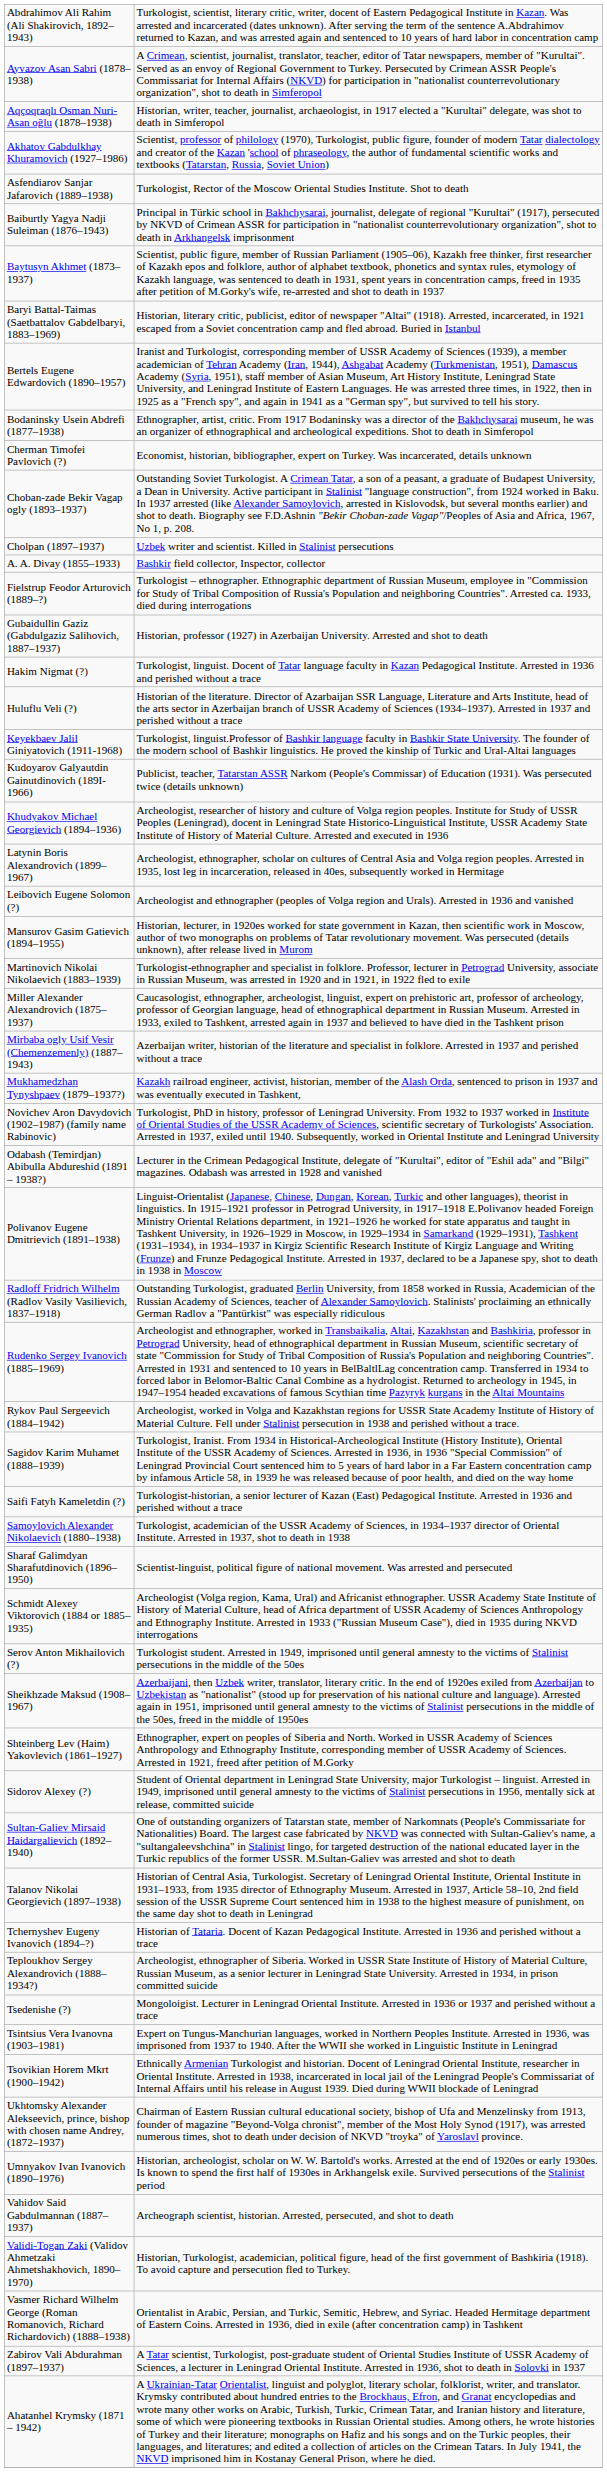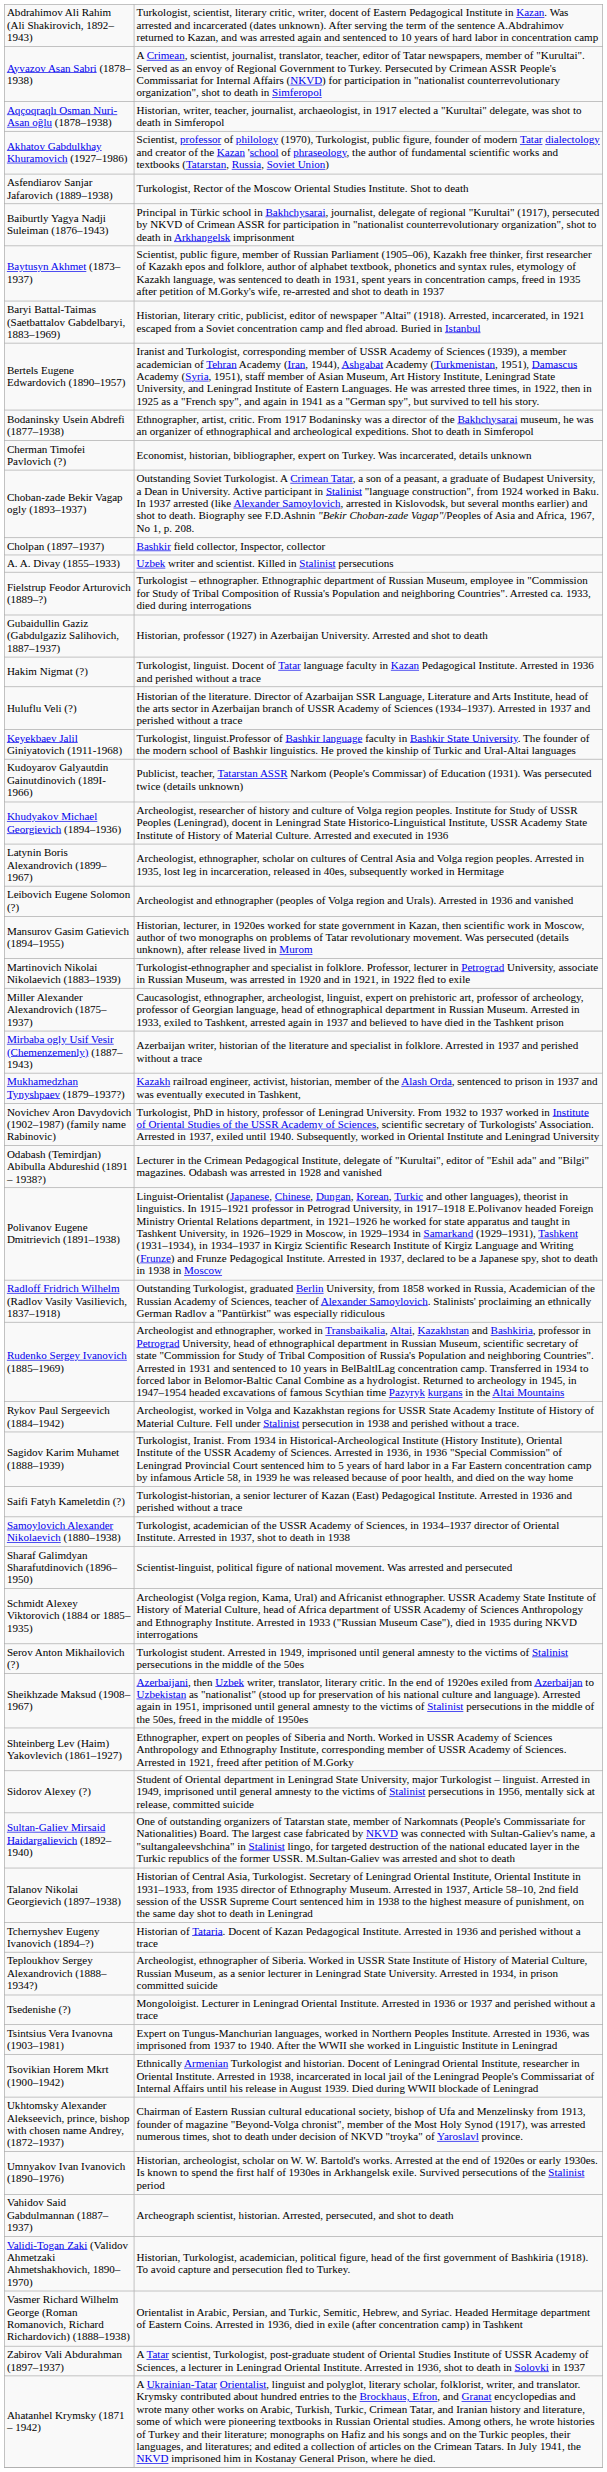(265, 546) Uzbek writer and scientist. Killed in Stalinist persecutions -> (231, 546) Bashkir field collector, Inspector, collector
(231, 563) Bashkir field collector, Inspector, collector -> (265, 563) Uzbek writer and scientist. Killed in Stalinist persecutions
